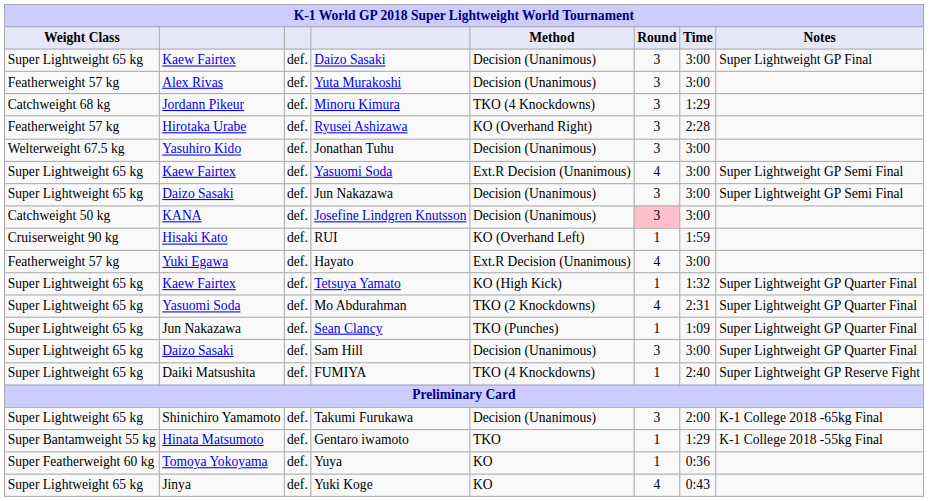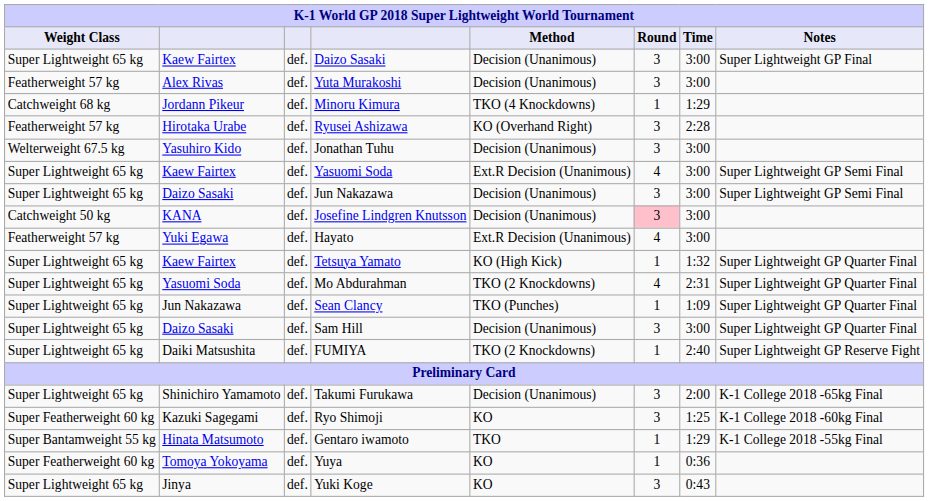(657, 104) 3 -> (657, 104) 1
- row: (326, 239)
(534, 373) TKO (4 Knockdowns) -> (534, 350) TKO (2 Knockdowns)
+ row: (348, 417)
(657, 485) 4 -> (657, 485) 3
